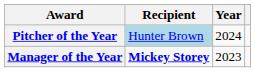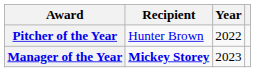(166, 35) lightblue background -> (166, 35) no background
(228, 35) 2024 -> (228, 35) 2022
